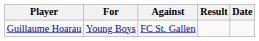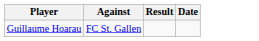- column: (111, 12)
